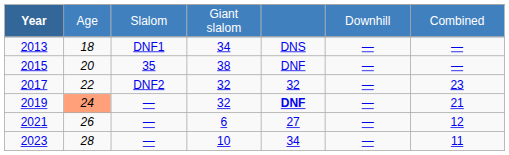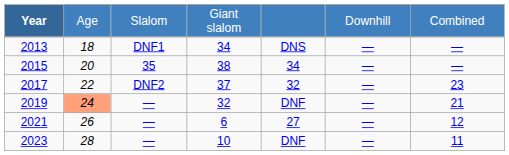(293, 66) DNF -> (293, 66) 34
(224, 85) 32 -> (224, 85) 37
(293, 104) bold -> (293, 104) normal
(293, 142) 34 -> (293, 142) DNF
